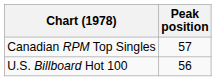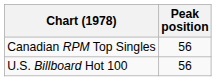(185, 47) 57 -> (185, 47) 56
